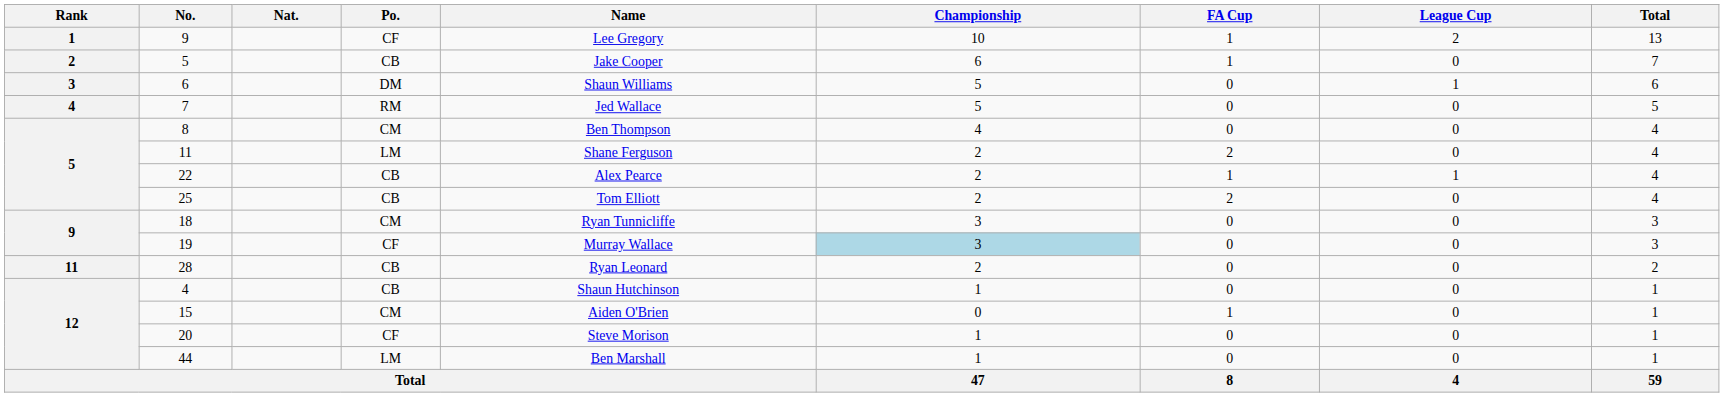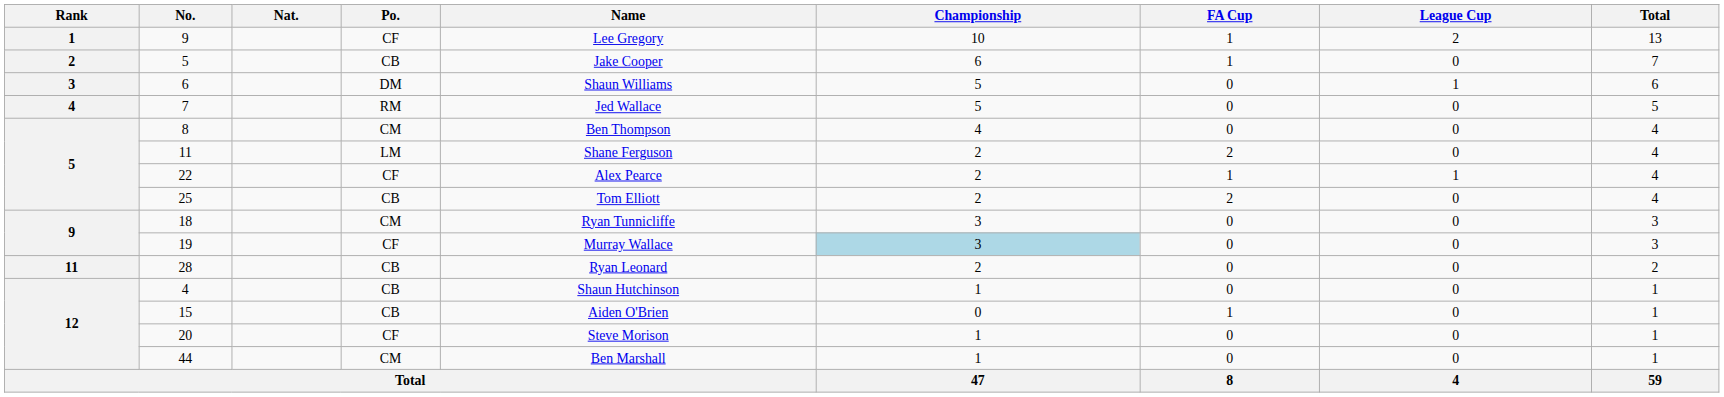(391, 175) CB -> (391, 175) CF
(391, 312) CM -> (391, 312) CB
(391, 358) LM -> (391, 358) CM
